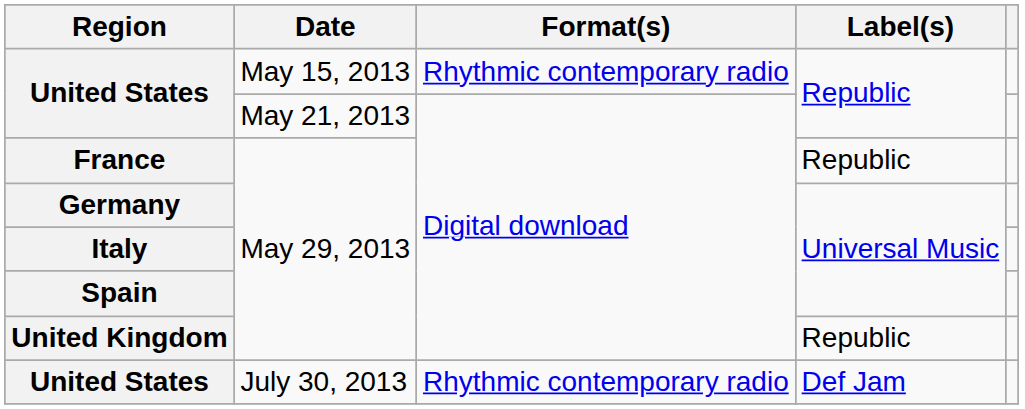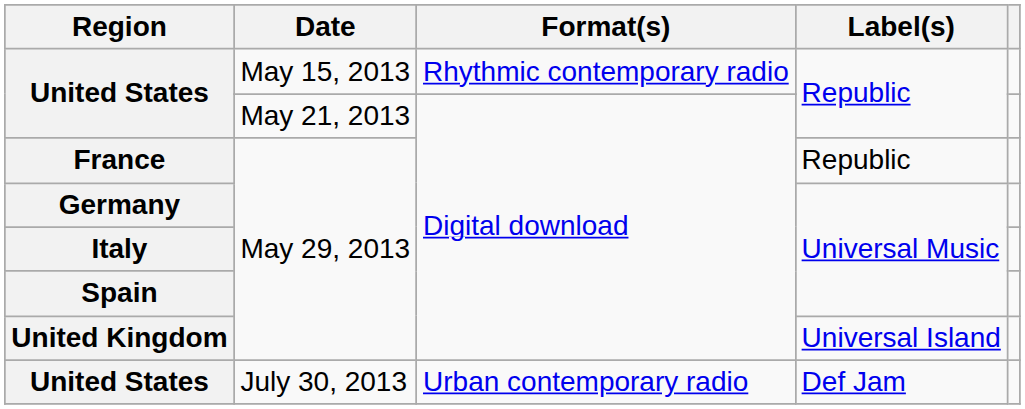(856, 337) Republic -> (901, 337) Universal Island
(606, 381) Rhythmic contemporary radio -> (586, 381) Urban contemporary radio
